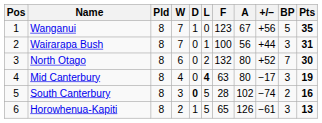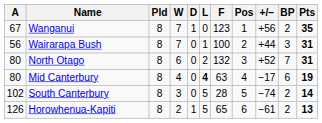columns swapped: (16, 12) <-> (245, 12)
(287, 28) 5 -> (287, 28) 2
(307, 61) 30 -> (307, 61) 31
(287, 77) 3 -> (287, 77) 6
(195, 93) bold -> (193, 93) normal
(307, 93) 16 -> (307, 93) 14
(287, 110) 3 -> (287, 110) 2
